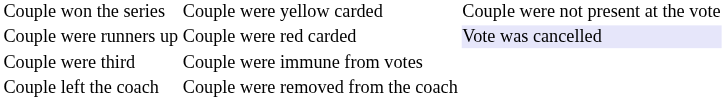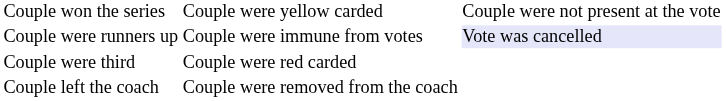(270, 36) Couple were red carded -> (303, 36) Couple were immune from votes
(303, 61) Couple were immune from votes -> (270, 61) Couple were red carded
